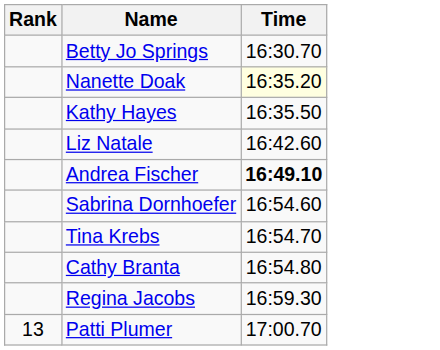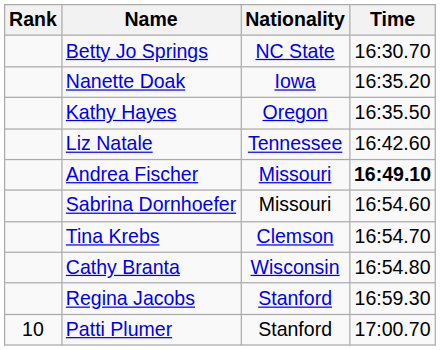+ column: (295, 19)
(284, 81) lightyellow background -> (393, 81) no background
(33, 329) 13 -> (33, 329) 10
